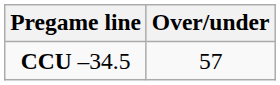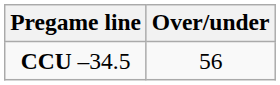(211, 60) 57 -> (211, 60) 56
